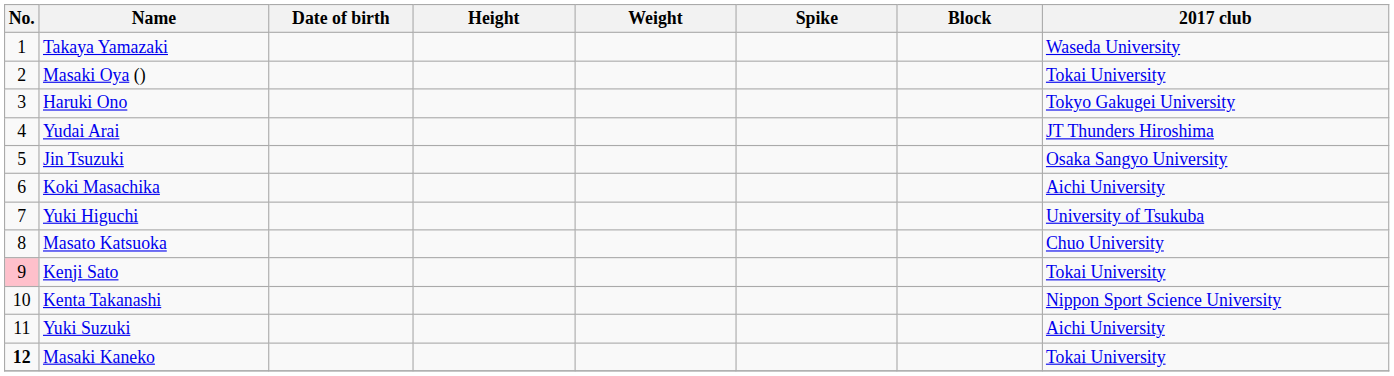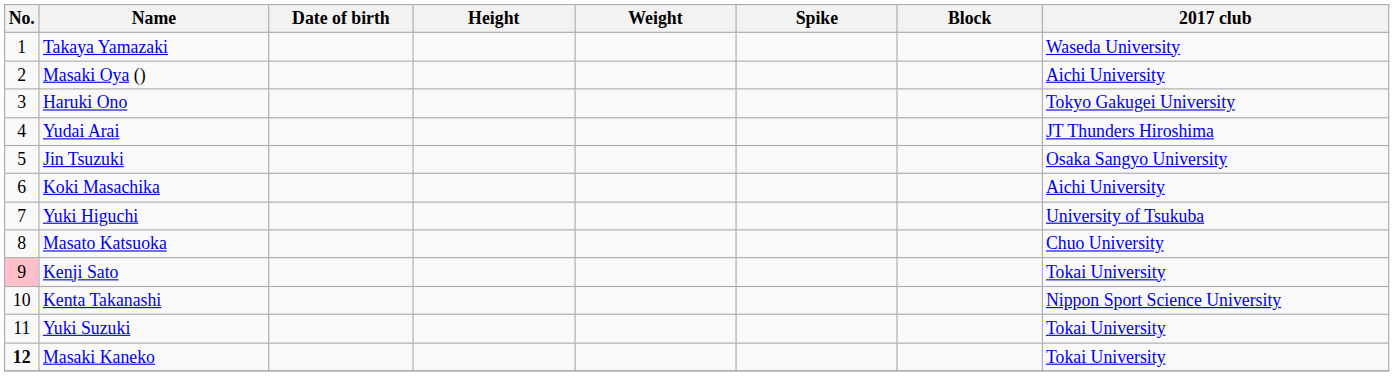(1106, 74) Tokai University -> (1105, 74) Aichi University
(1105, 328) Aichi University -> (1106, 328) Tokai University
